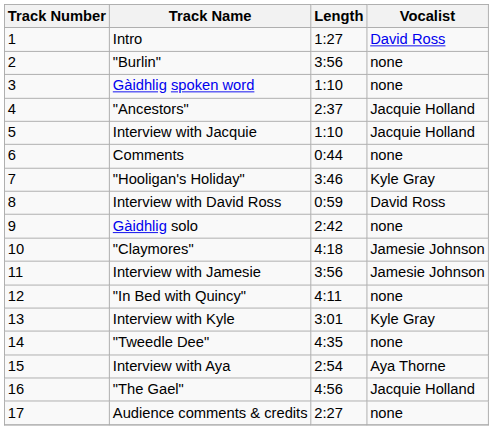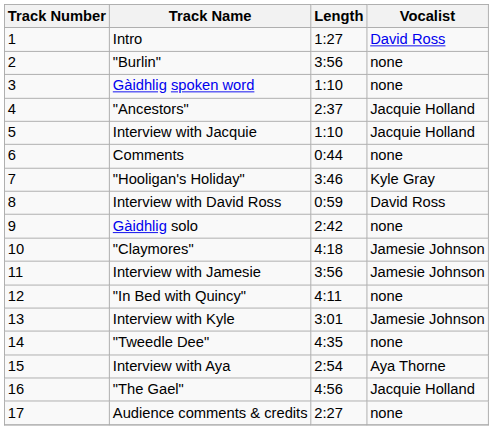(402, 319) Kyle Gray -> (427, 319) Jamesie Johnson
